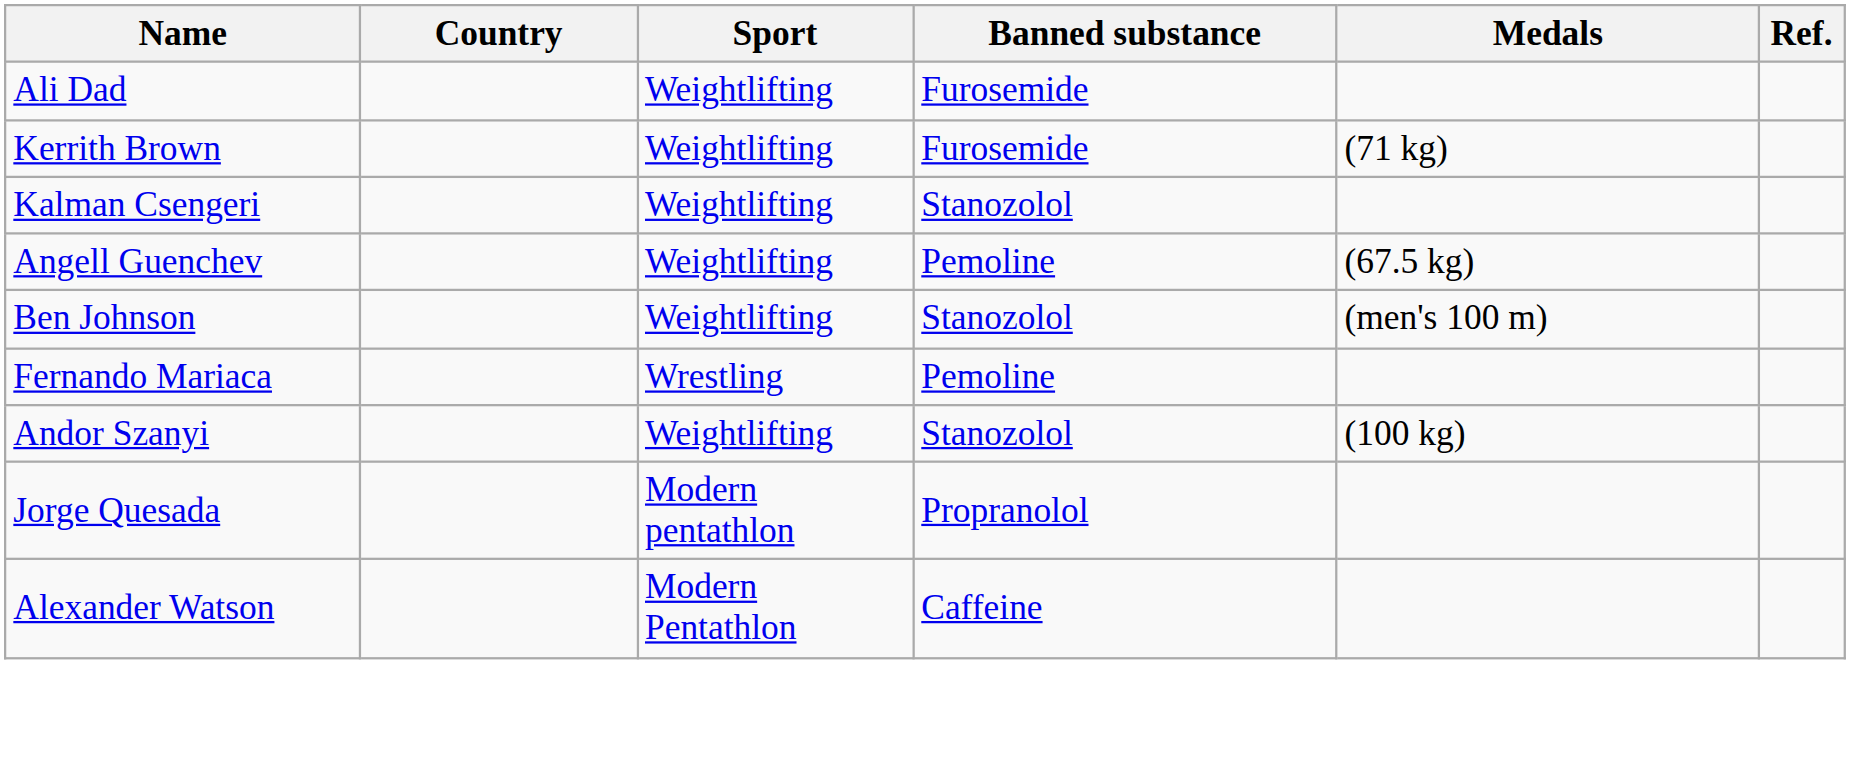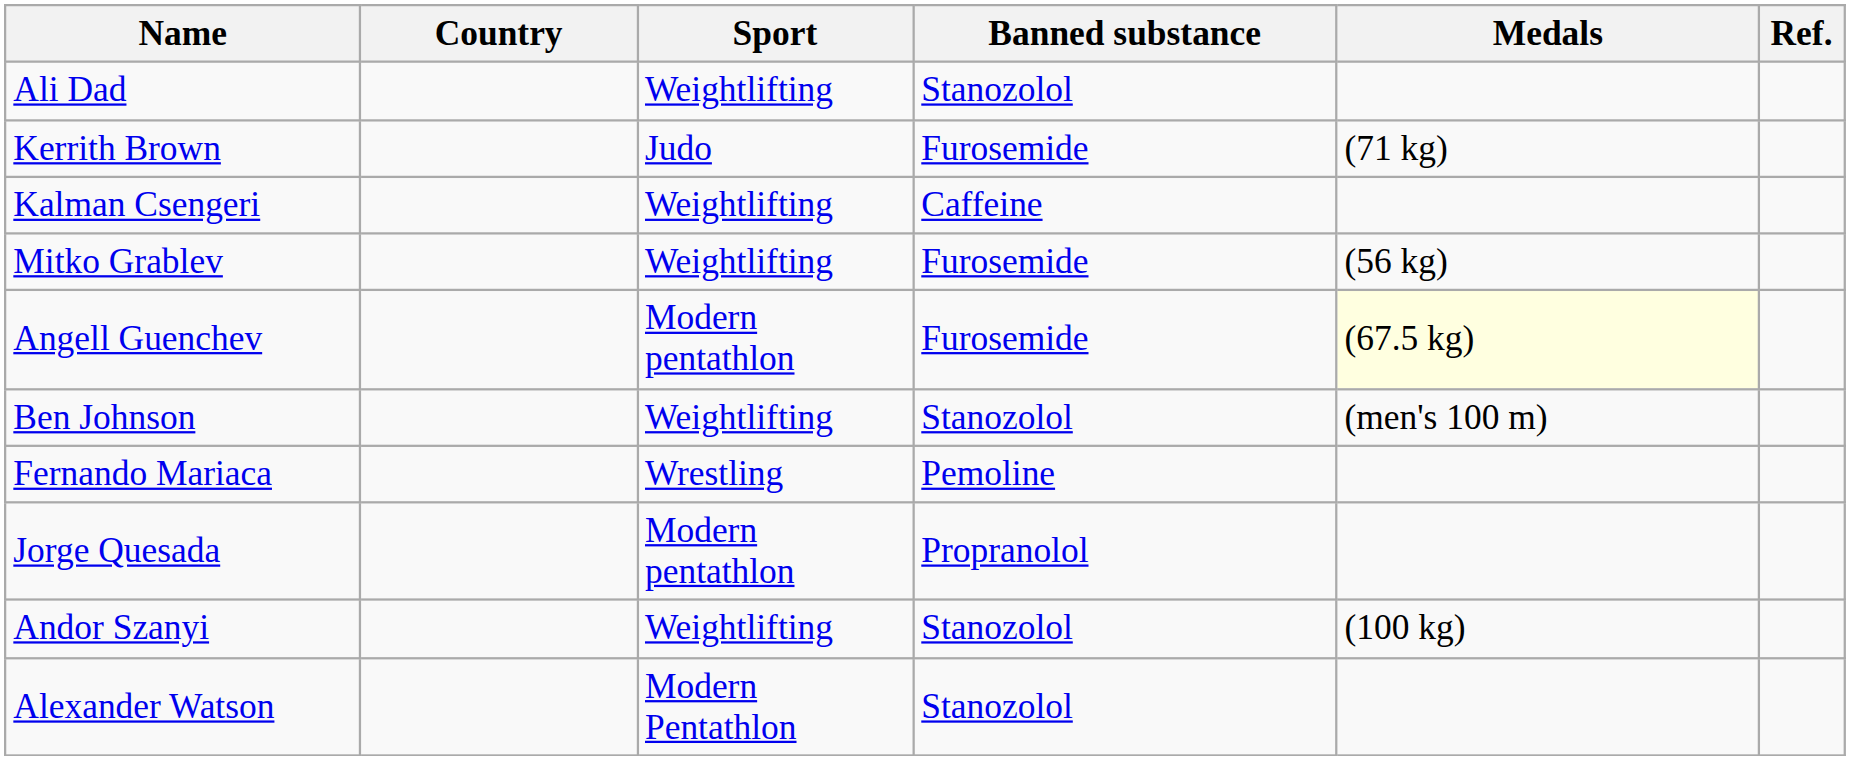(1005, 89) Furosemide -> (997, 89) Stanozolol
(739, 146) Weightlifting -> (678, 146) Judo
(997, 203) Stanozolol -> (982, 203) Caffeine
+ row: (118, 260)
(739, 260) Weightlifting -> (720, 338) Modern pentathlon
(988, 260) Pemoline -> (1005, 338) Furosemide
(1409, 260) no background -> (1409, 338) lightyellow background
rows swapped: (117, 509) <-> (111, 432)
(982, 607) Caffeine -> (997, 705) Stanozolol
